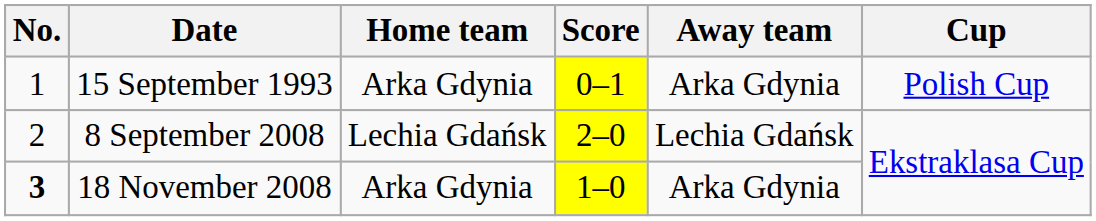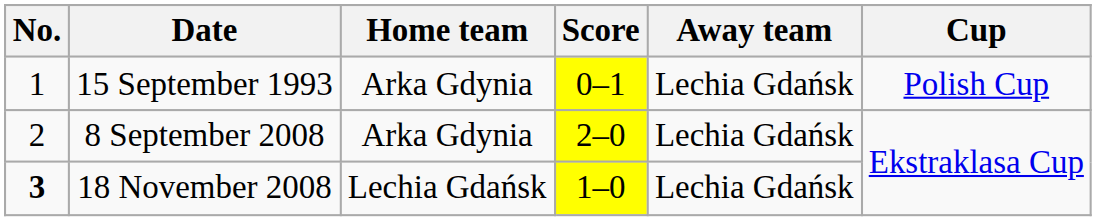(754, 82) Arka Gdynia -> (754, 82) Lechia Gdańsk
(447, 135) Lechia Gdańsk -> (447, 135) Arka Gdynia
(447, 187) Arka Gdynia -> (447, 187) Lechia Gdańsk
(754, 187) Arka Gdynia -> (754, 187) Lechia Gdańsk
